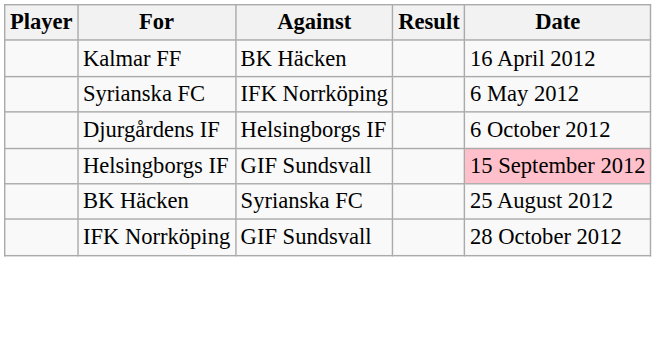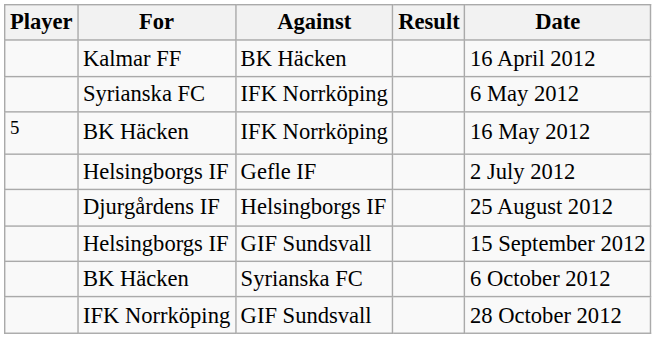+ row: (136, 132)
+ row: (156, 171)
(540, 129) 6 October 2012 -> (542, 207) 25 August 2012
(558, 165) pink background -> (558, 243) no background
(542, 201) 25 August 2012 -> (540, 278) 6 October 2012
